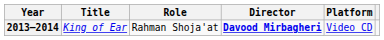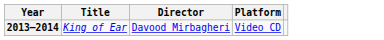- column: (175, 12)
(272, 28) bold -> (181, 28) normal
